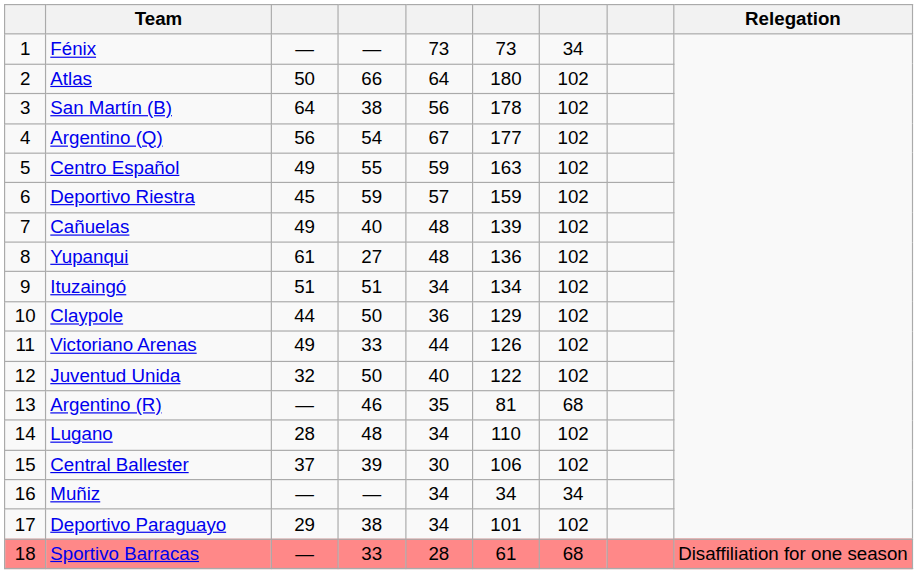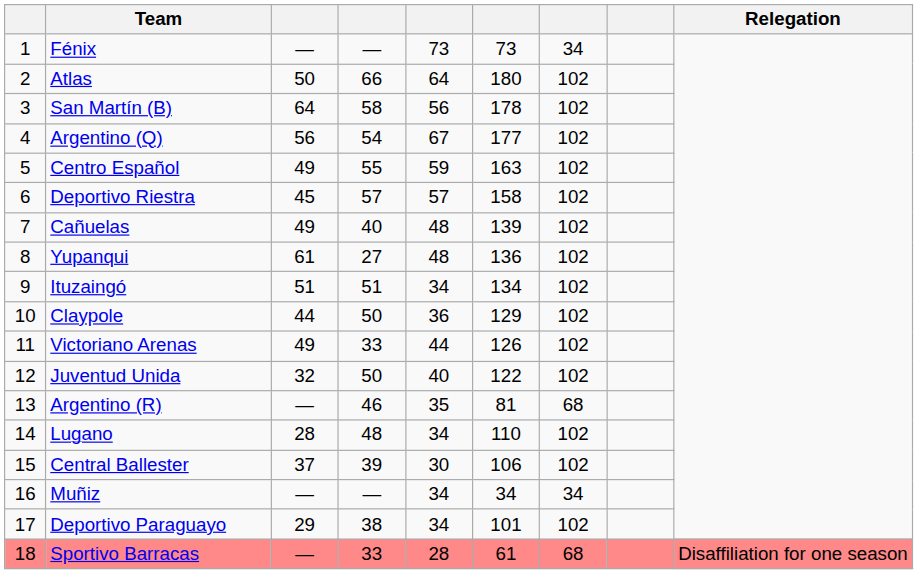(372, 108) 38 -> (372, 108) 58
(372, 197) 59 -> (372, 197) 57
(506, 197) 159 -> (506, 197) 158
